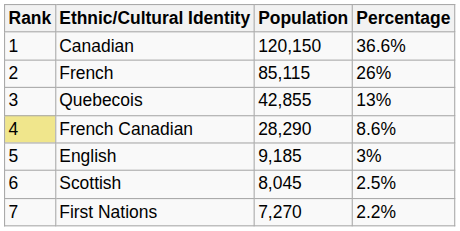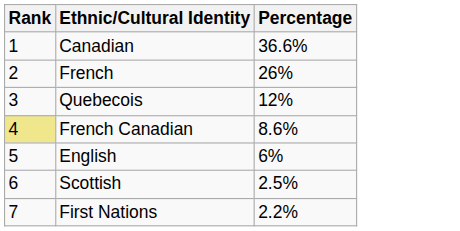- column: (303, 18)
(374, 101) 13% -> (276, 101) 12%
(369, 156) 3% -> (271, 156) 6%
